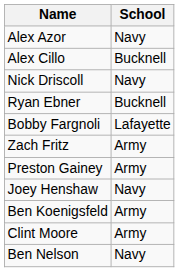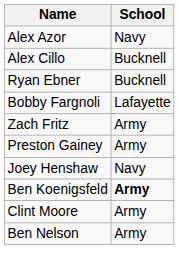- row: (45, 80)
(130, 211) normal -> (132, 189) bold
(130, 255) Navy -> (130, 233) Army
